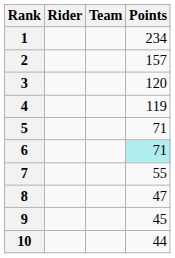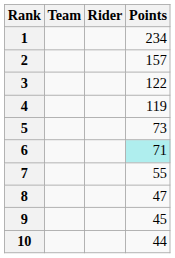columns swapped: (65, 15) <-> (106, 15)
(156, 83) 120 -> (156, 83) 122
(160, 128) 71 -> (160, 128) 73
